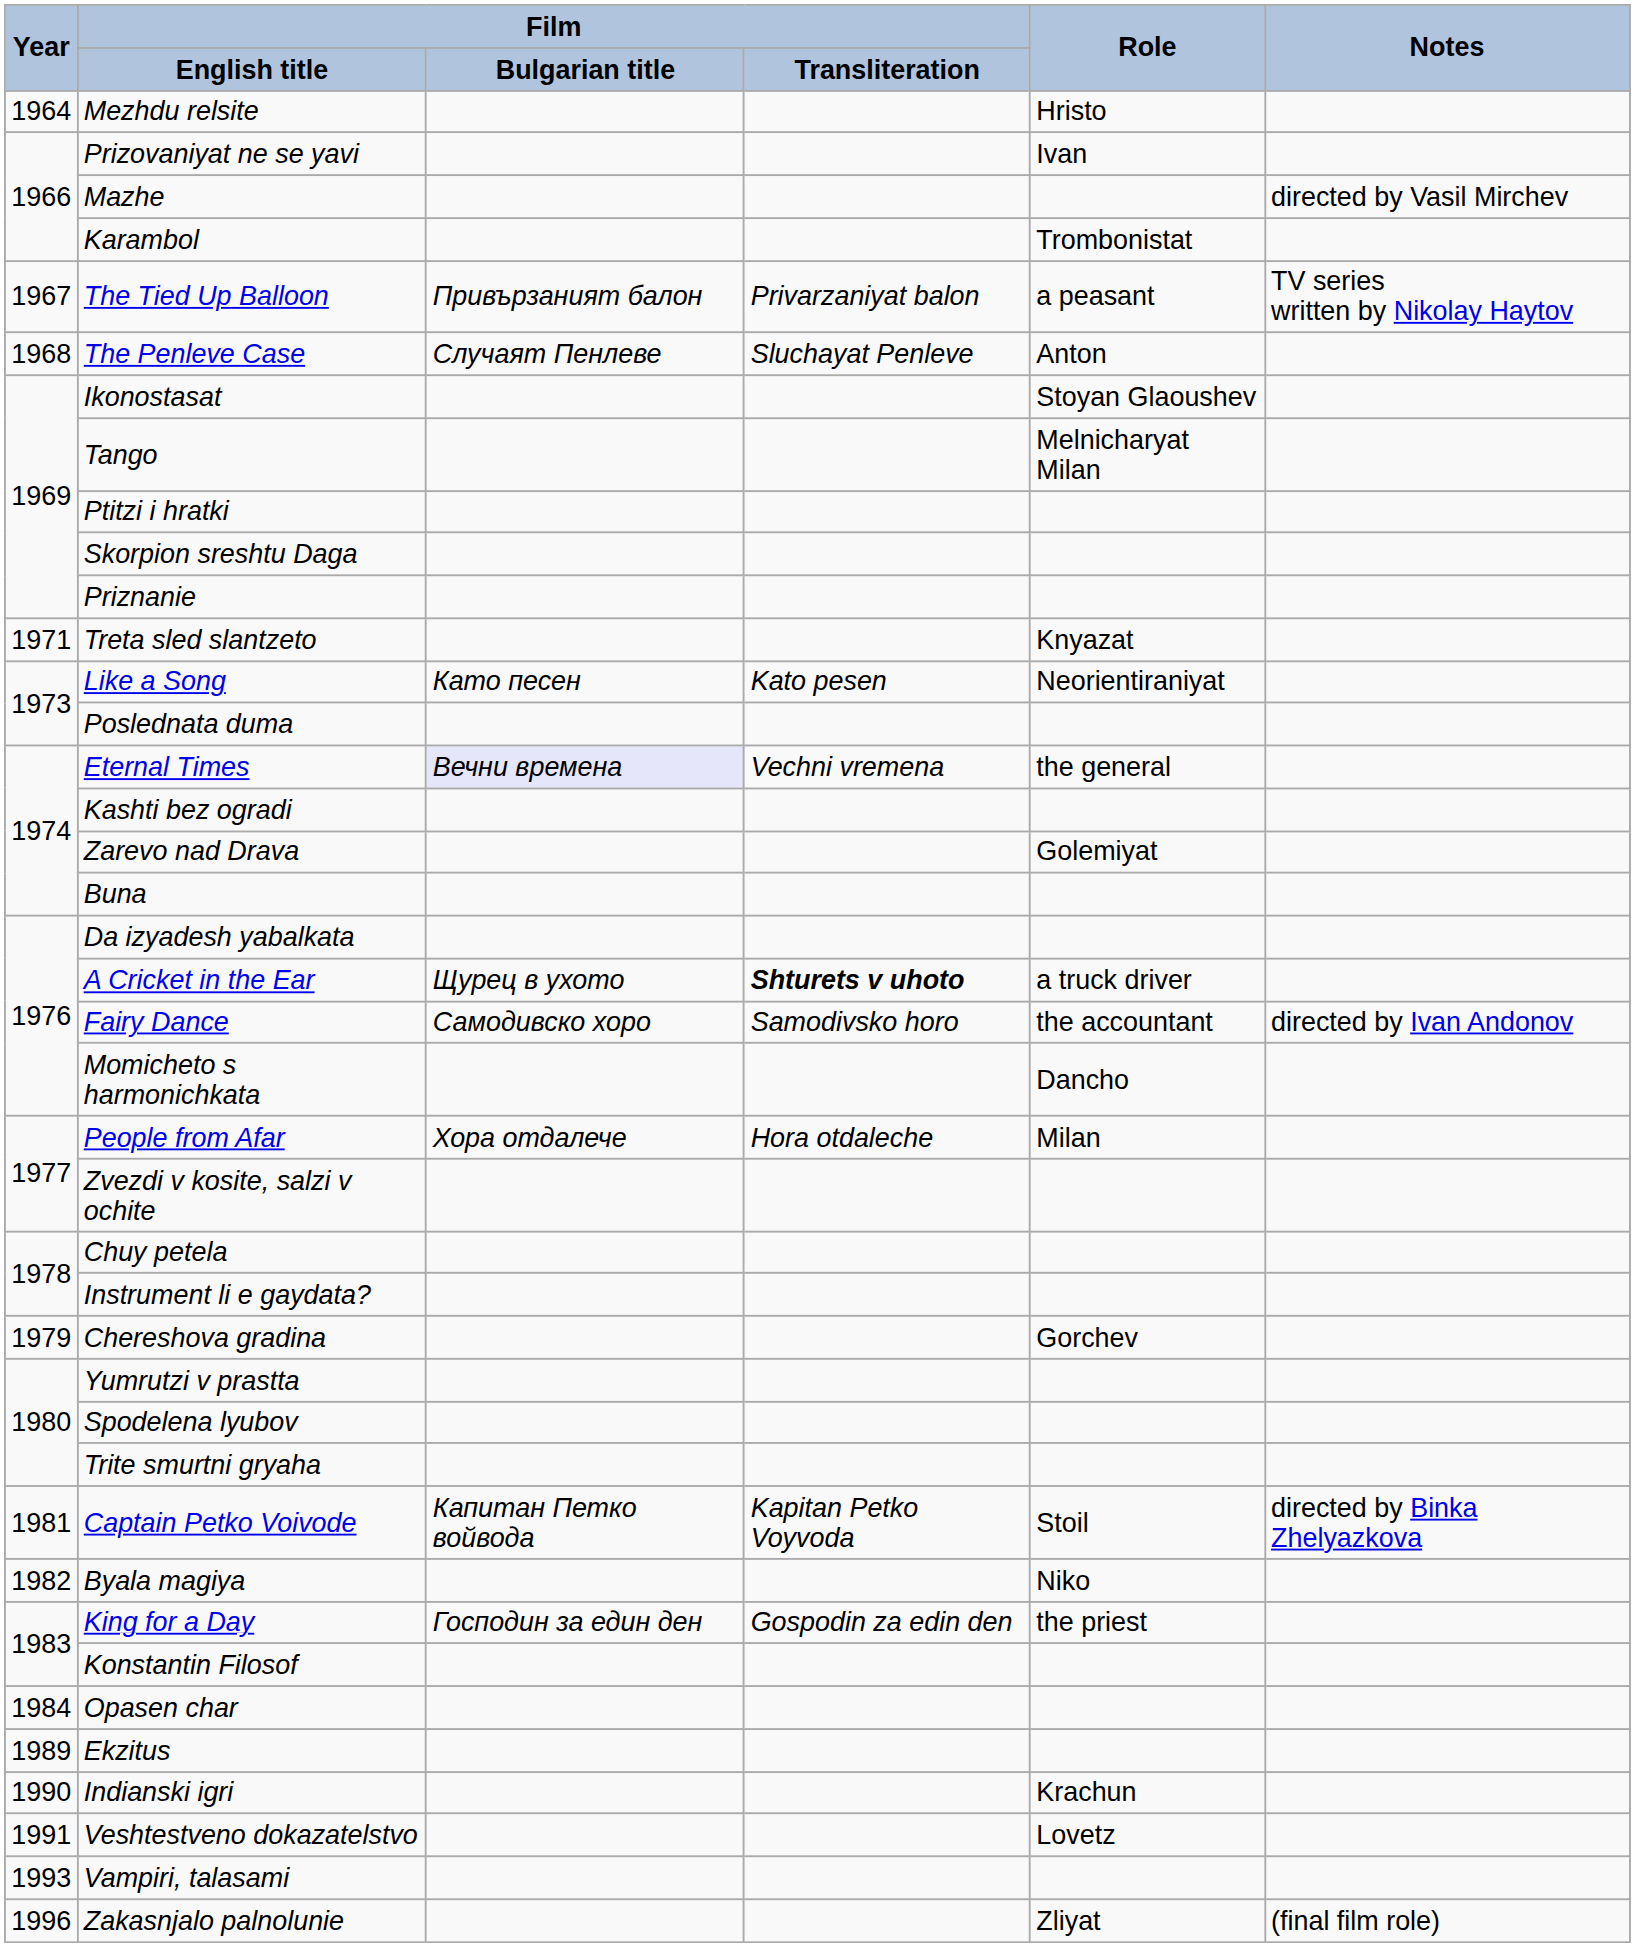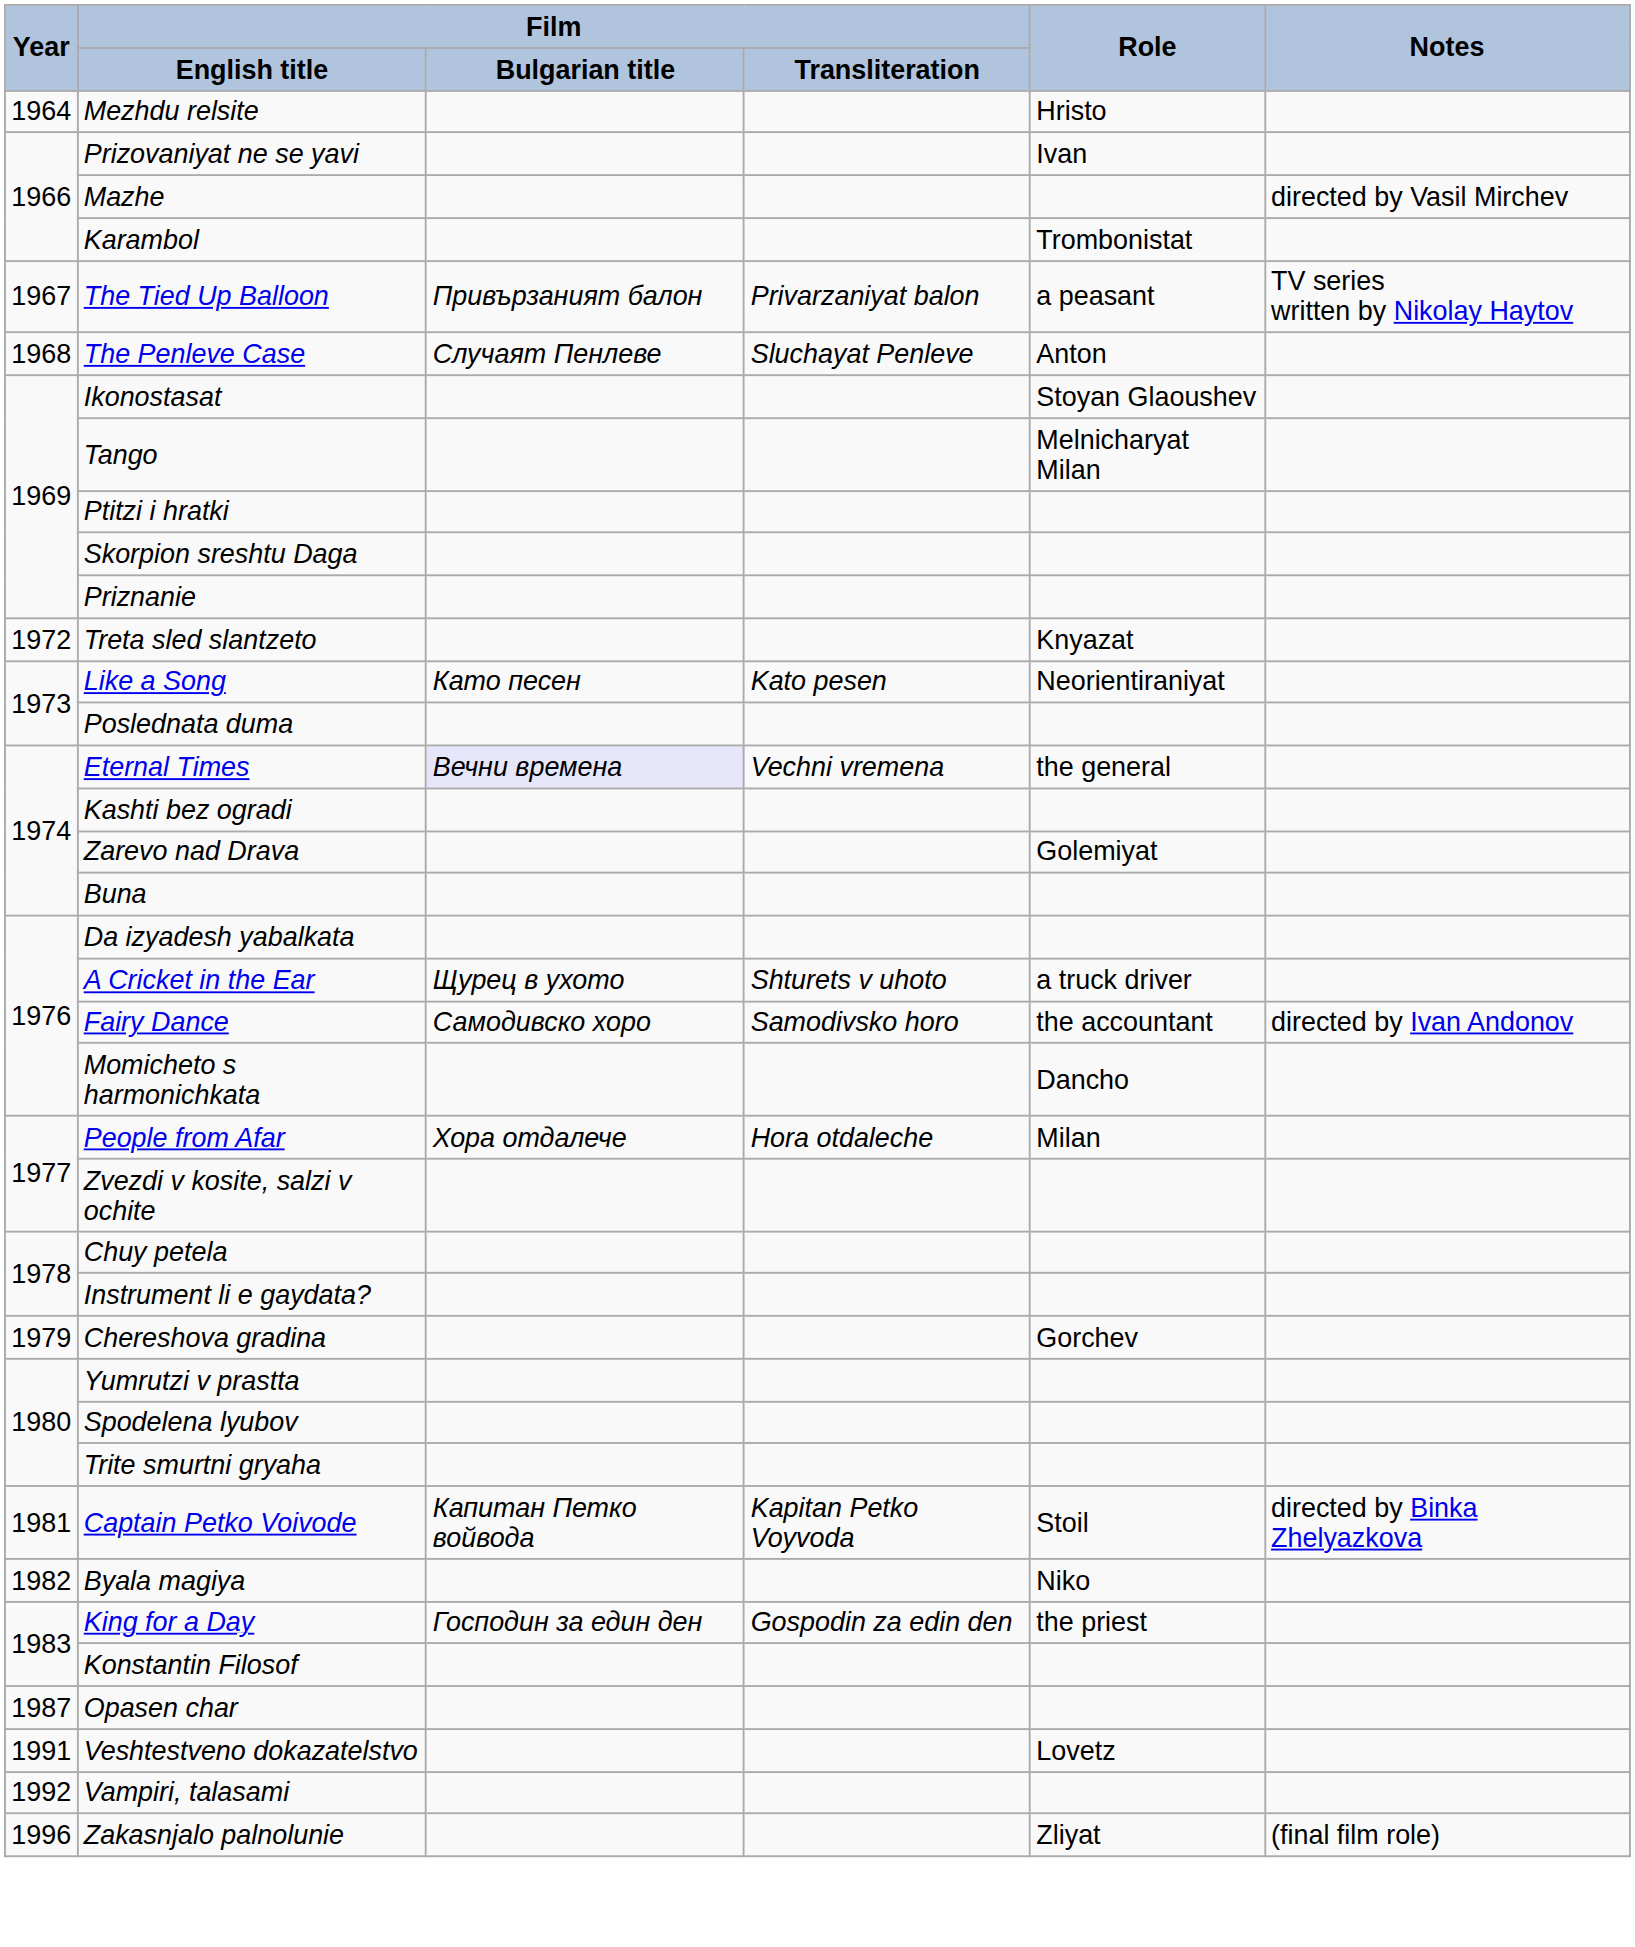(41, 639) 1971 -> (41, 639) 1972
(858, 980) bold -> (849, 980) normal
(41, 1708) 1984 -> (41, 1708) 1987
- row: (127, 1750)
- row: (159, 1793)
(41, 1878) 1993 -> (41, 1793) 1992
